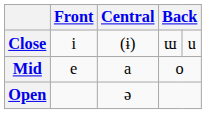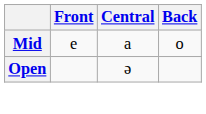- row: (27, 43)
